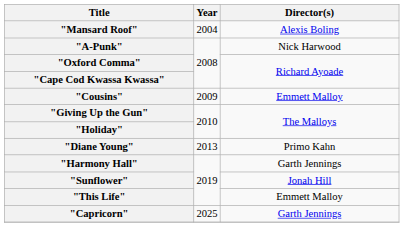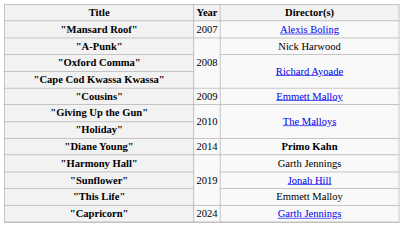(207, 29) 2004 -> (207, 29) 2007
(207, 146) 2013 -> (207, 146) 2014
(310, 146) normal -> (310, 146) bold
(207, 213) 2025 -> (207, 213) 2024
